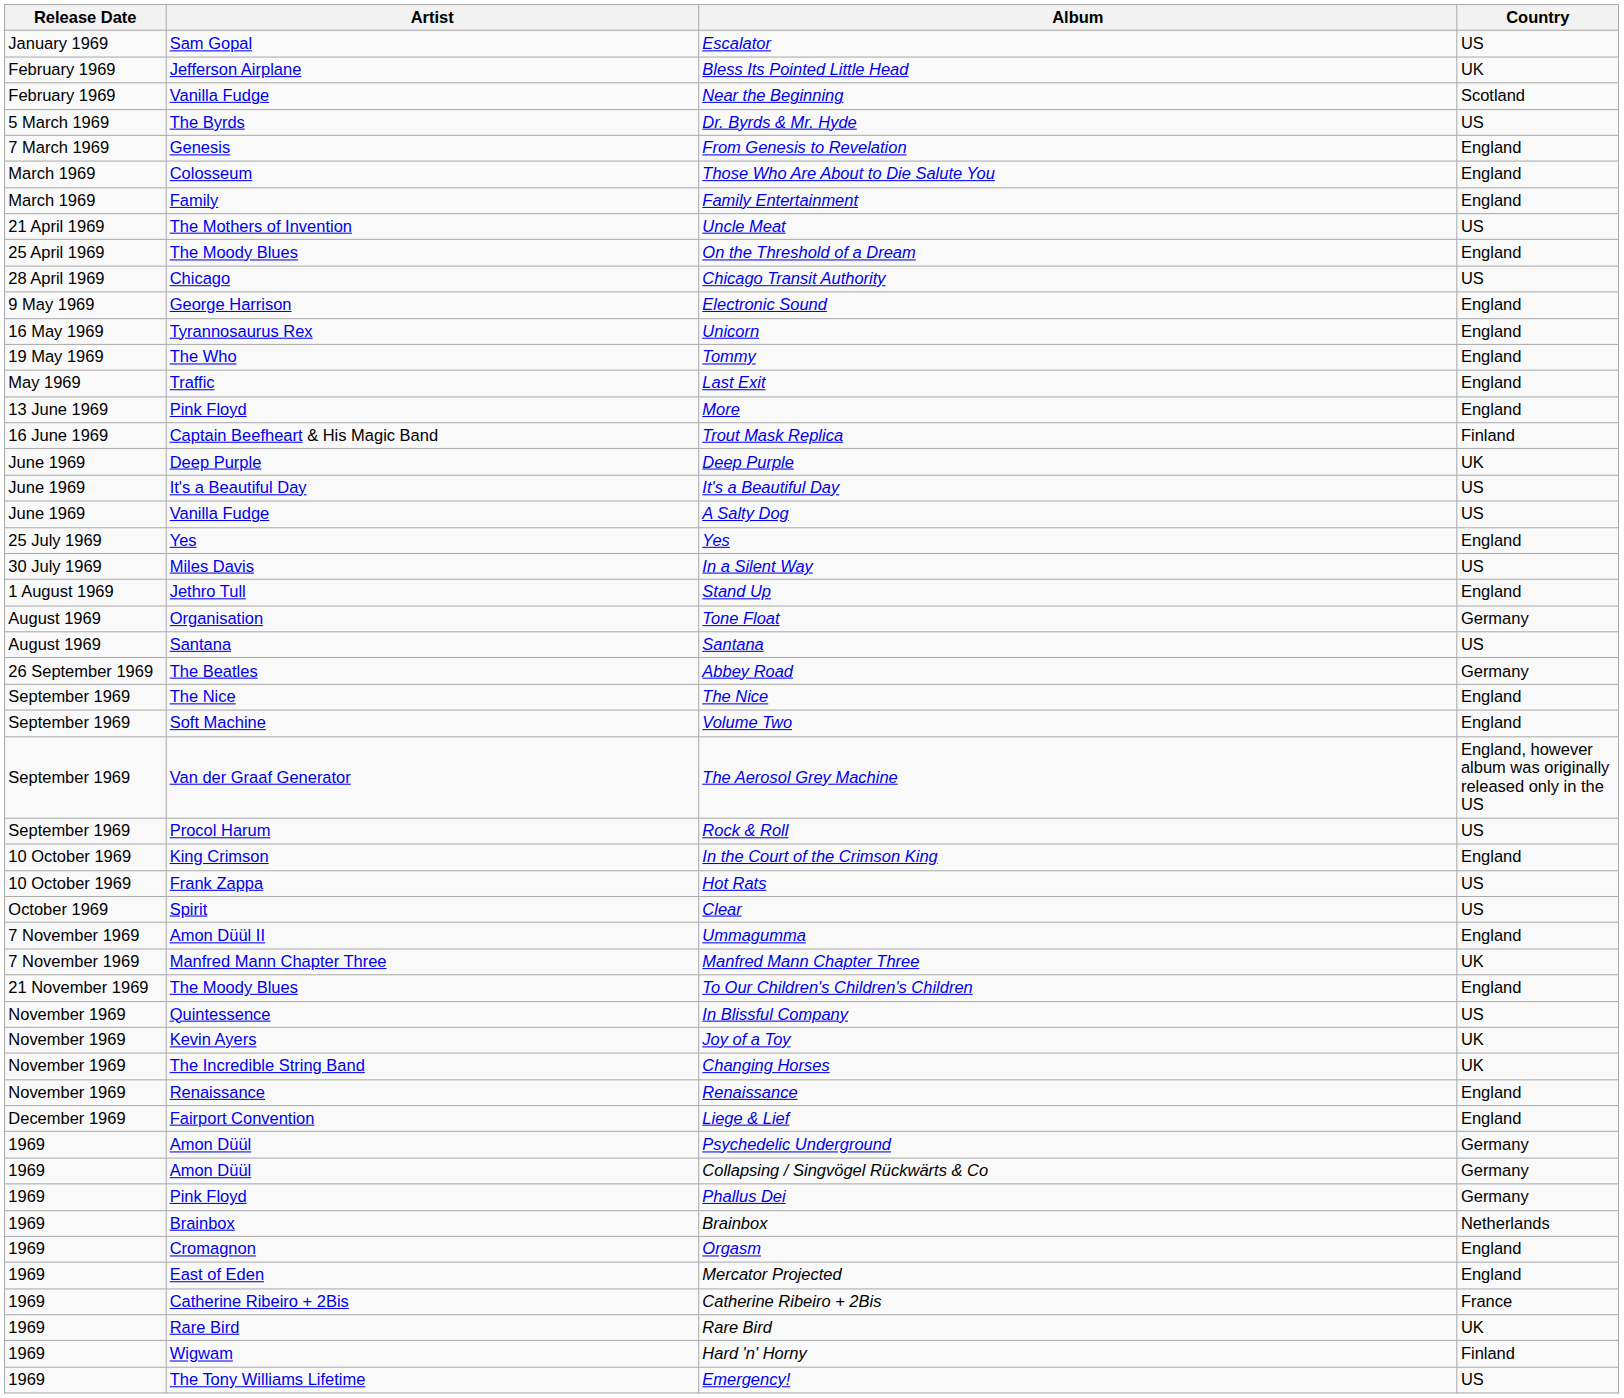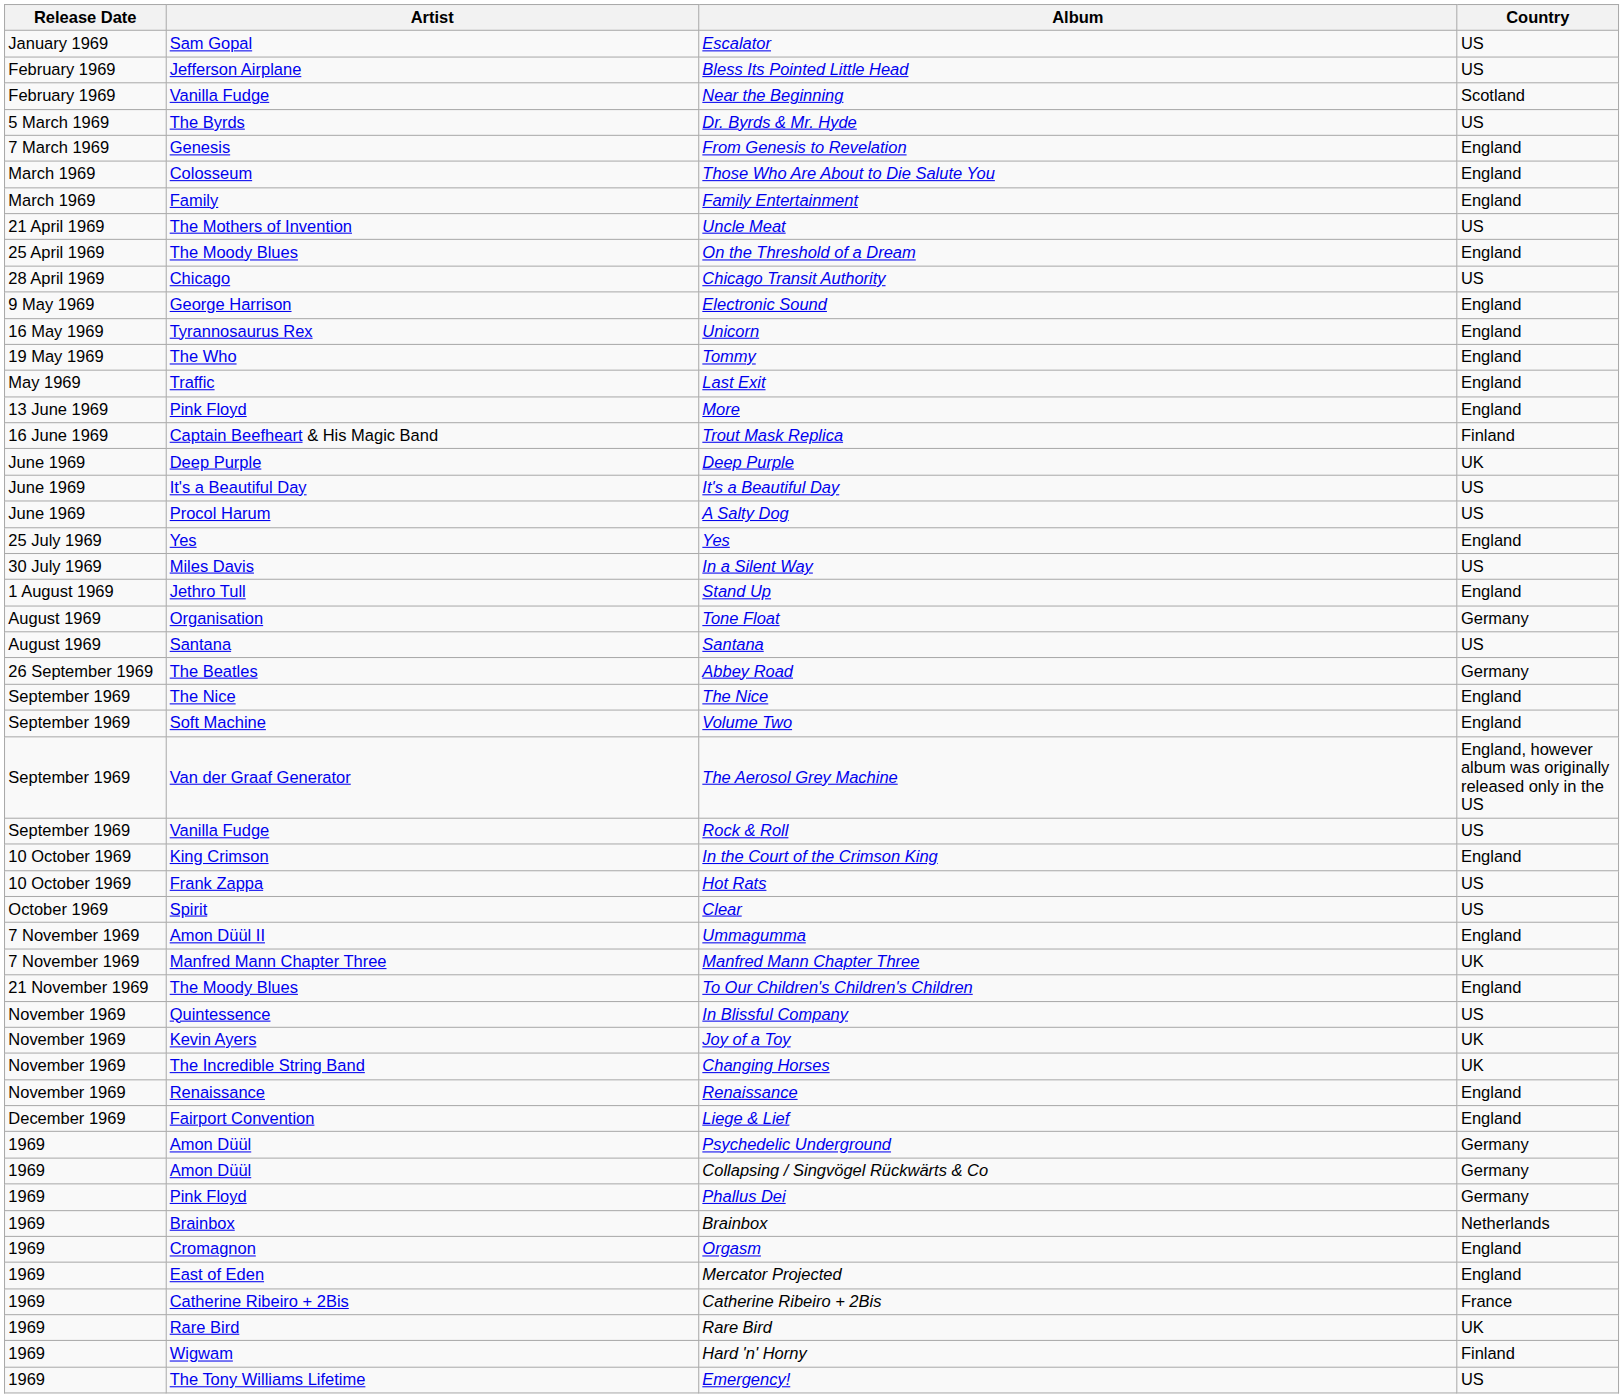(1472, 69) UK -> (1472, 69) US
(219, 514) Vanilla Fudge -> (220, 514) Procol Harum
(220, 831) Procol Harum -> (219, 831) Vanilla Fudge
